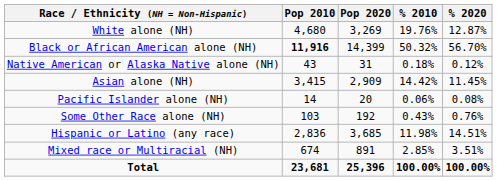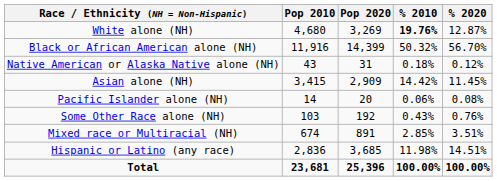(418, 30) normal -> (418, 30) bold
(310, 47) bold -> (310, 47) normal
rows swapped: (143, 150) <-> (143, 133)
